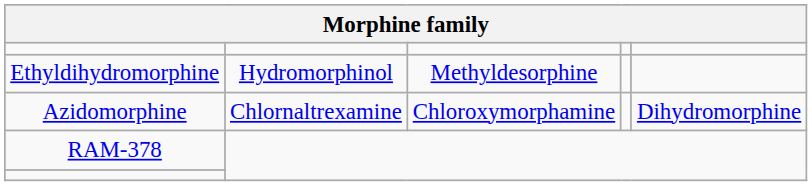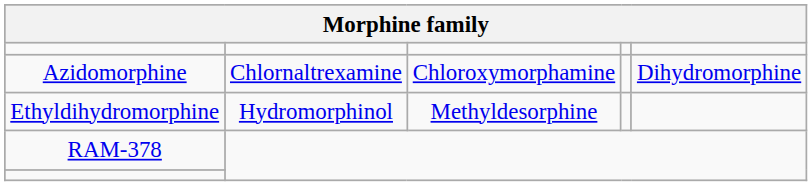rows swapped: (115, 111) <-> (115, 73)
